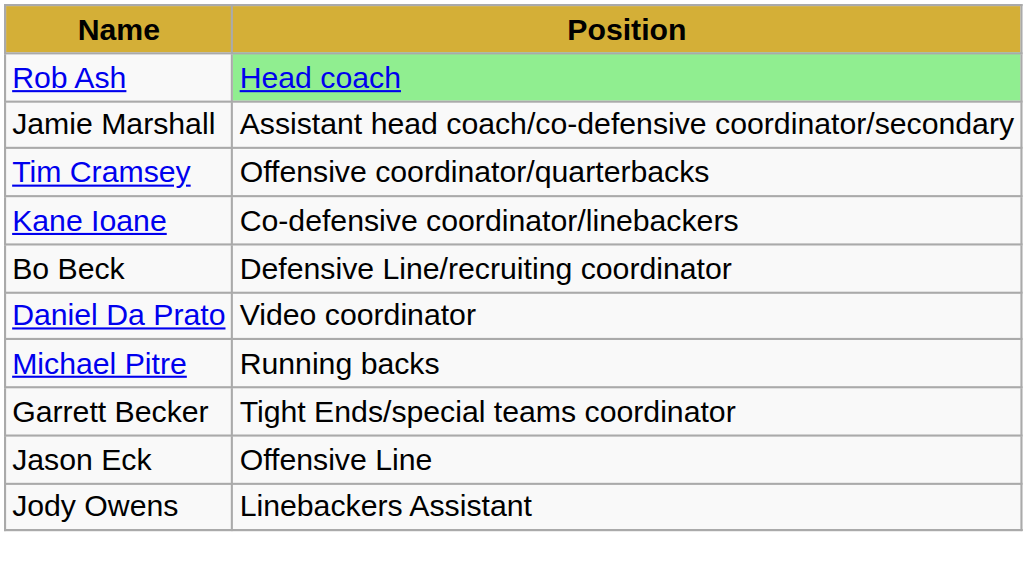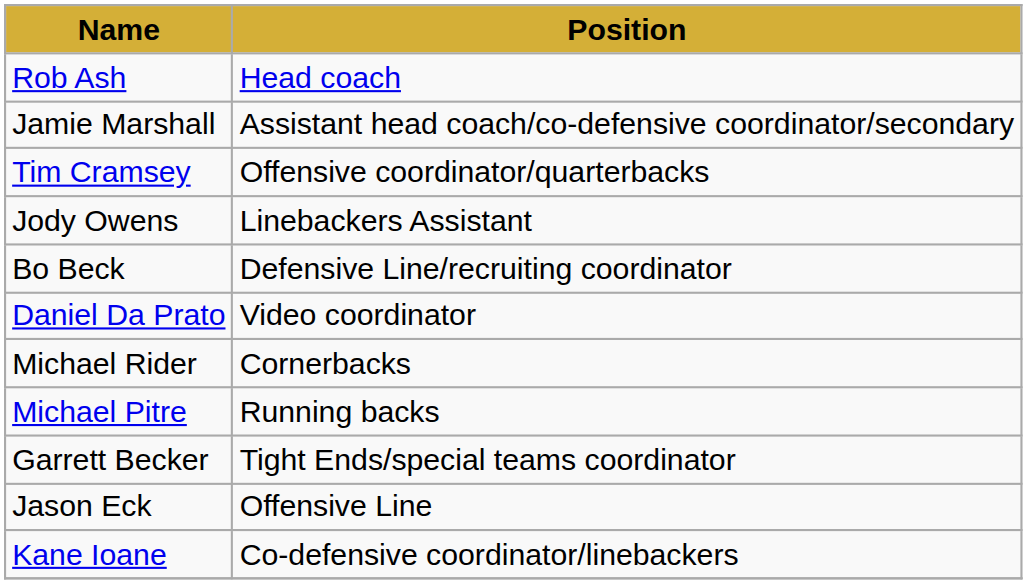(320, 77) lightgreen background -> (320, 77) no background
rows swapped: (89, 220) <-> (95, 507)
+ row: (105, 364)
